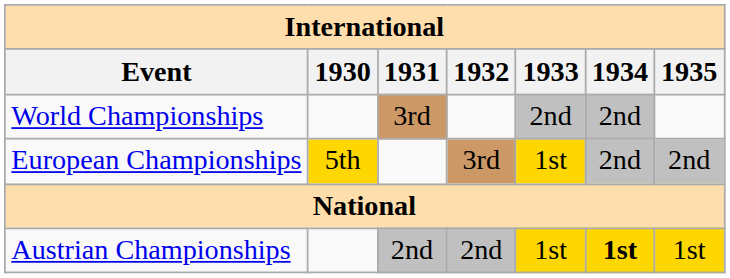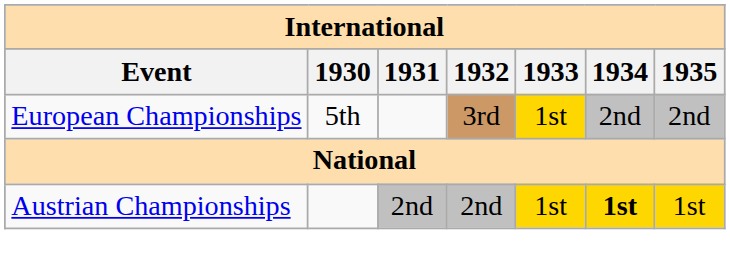- row: (137, 116)
(343, 160) gold background -> (343, 116) no background
